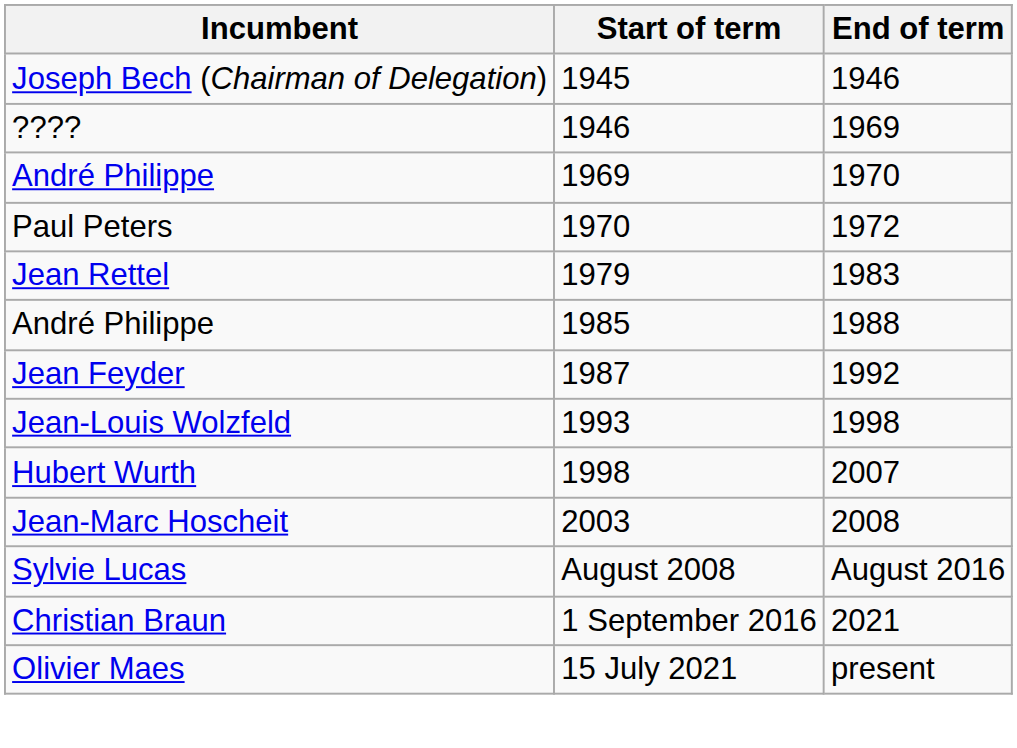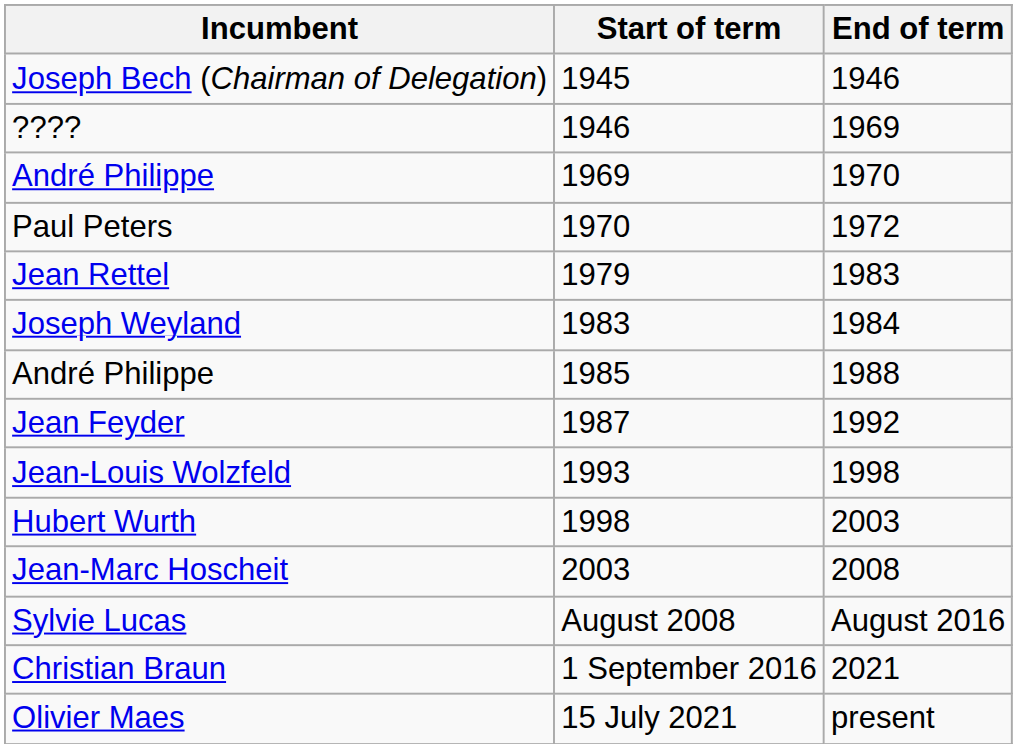+ row: (127, 324)
(866, 472) 2007 -> (866, 521) 2003
